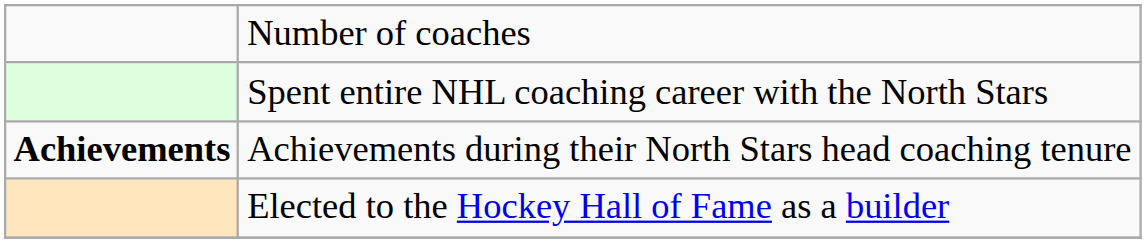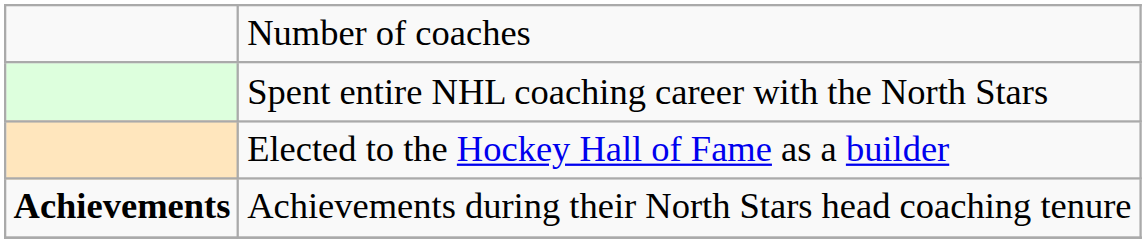rows swapped: (598, 206) <-> (689, 149)
